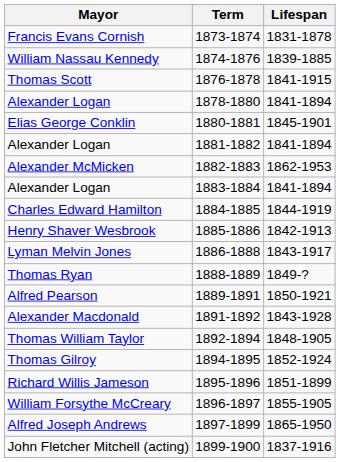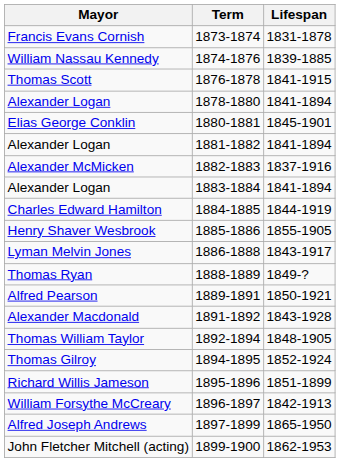(299, 166) 1862-1953 -> (299, 166) 1837-1916
(299, 230) 1842-1913 -> (299, 230) 1855-1905
(299, 403) 1855-1905 -> (299, 403) 1842-1913
(299, 446) 1837-1916 -> (299, 446) 1862-1953
